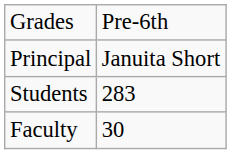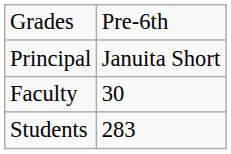rows swapped: (49, 93) <-> (44, 129)
